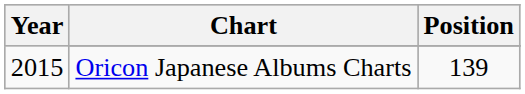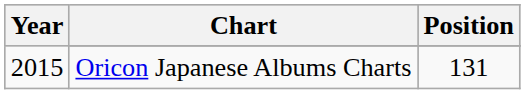(469, 66) 139 -> (469, 66) 131
